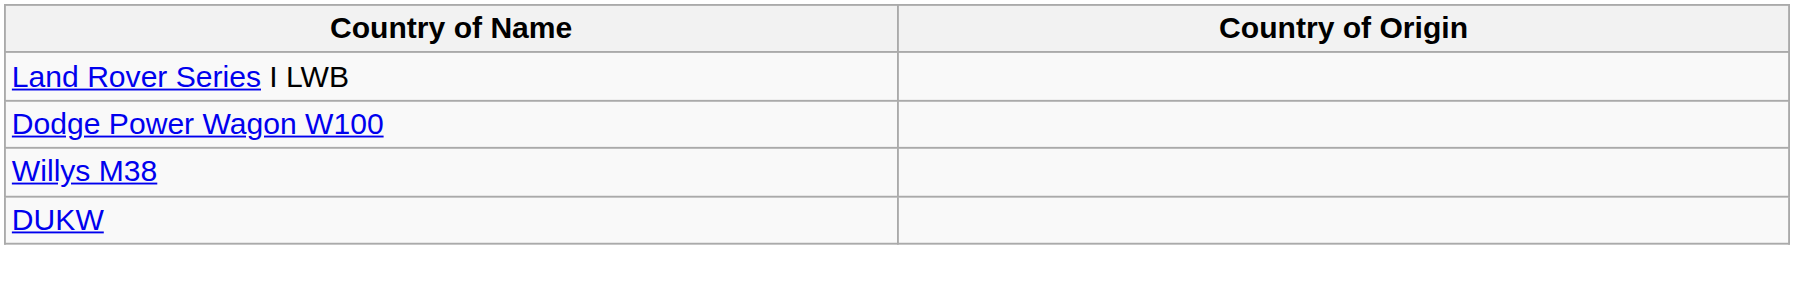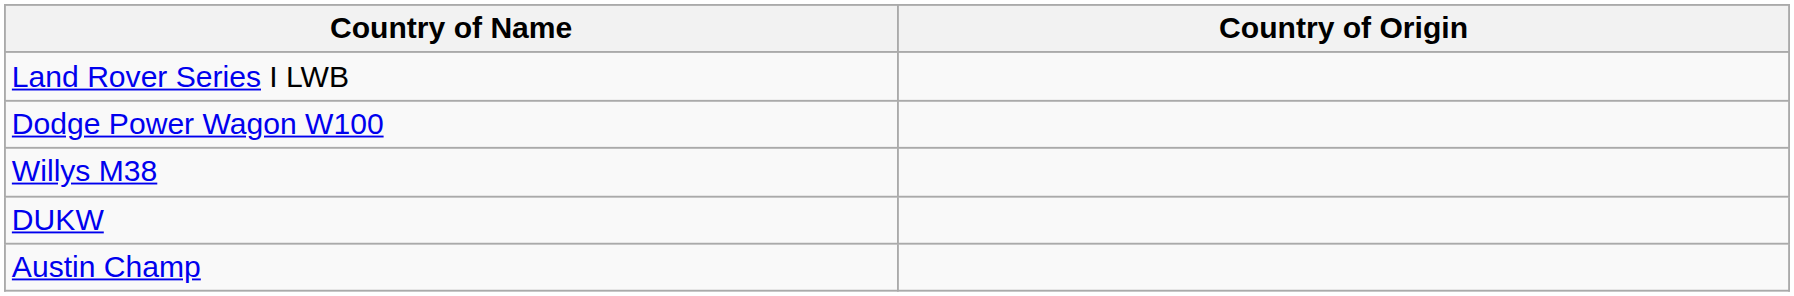+ row: (106, 266)
